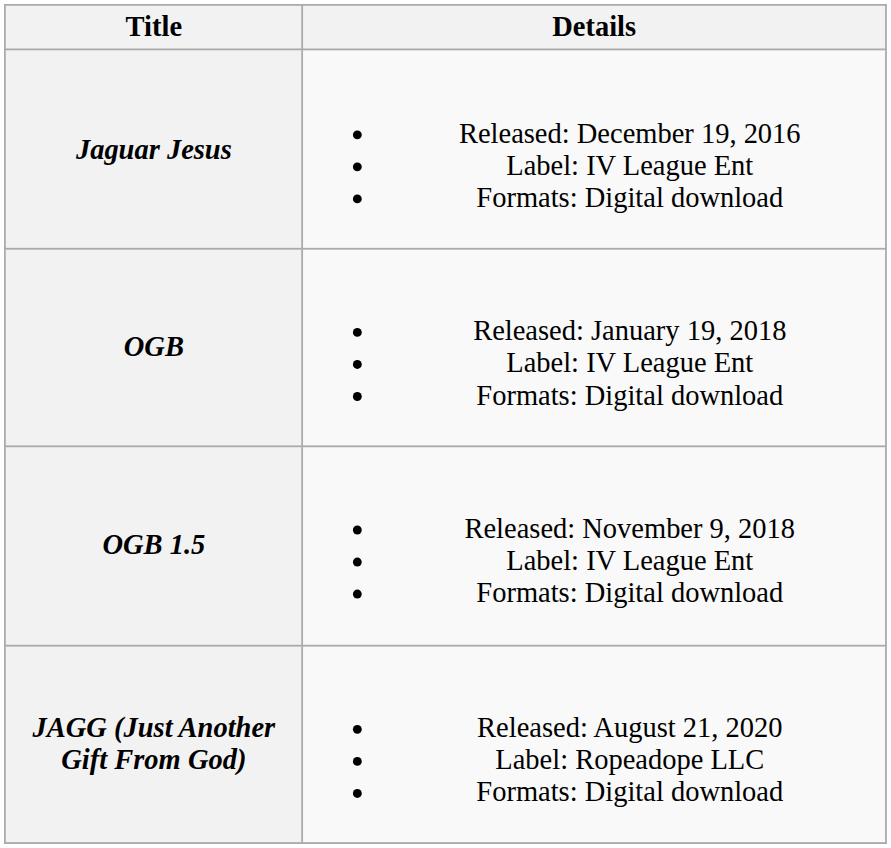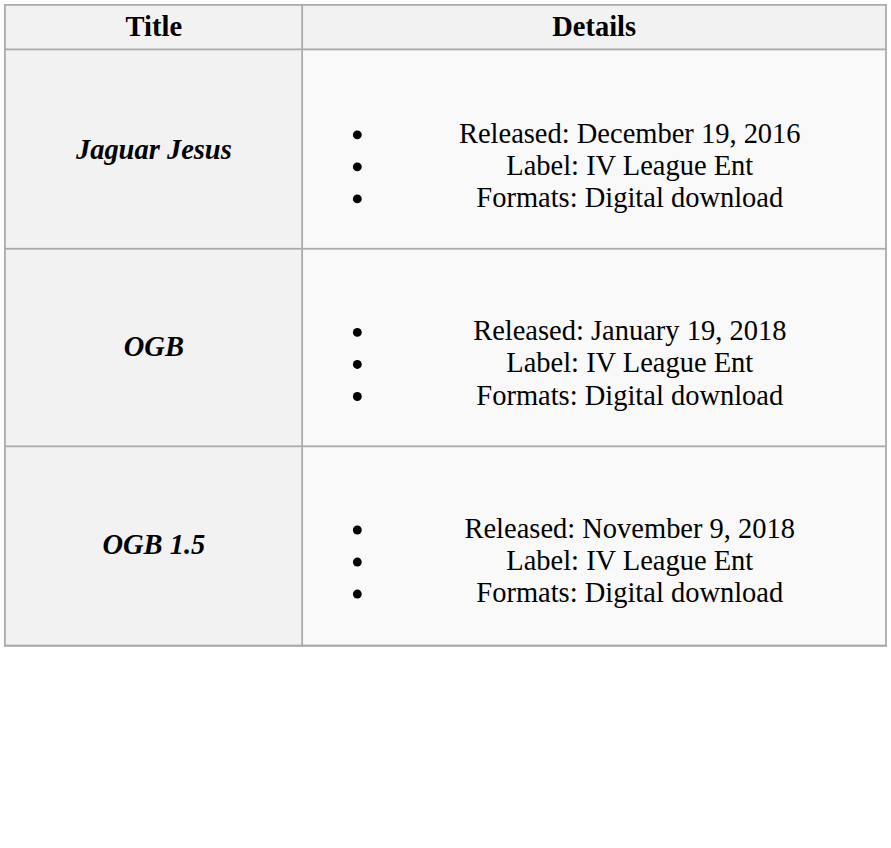- row: (154, 743)
